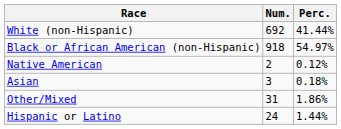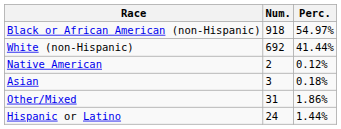rows swapped: (70, 30) <-> (134, 47)
